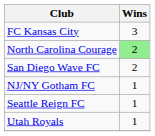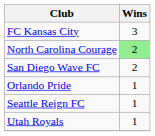- row: (51, 85)
+ row: (39, 85)
